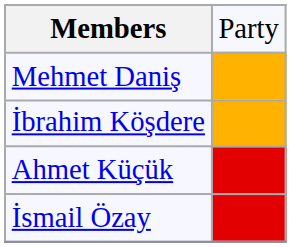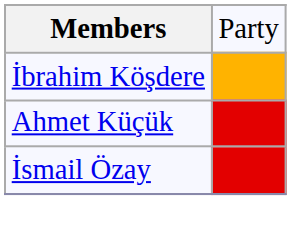- row: (96, 75)
